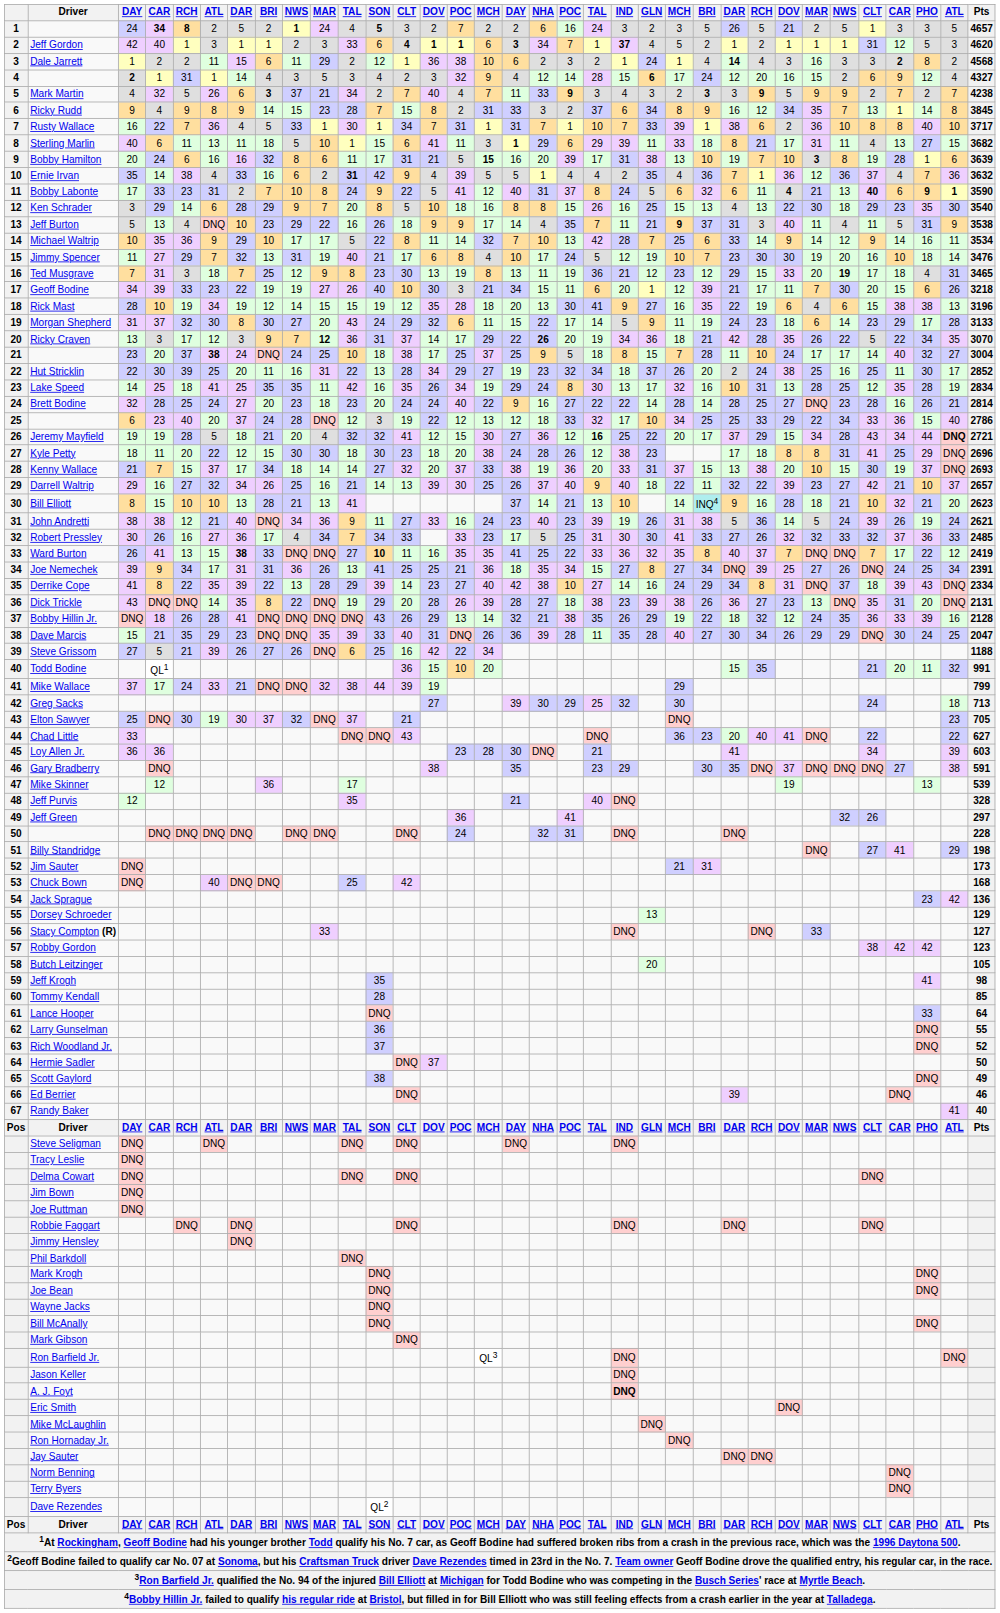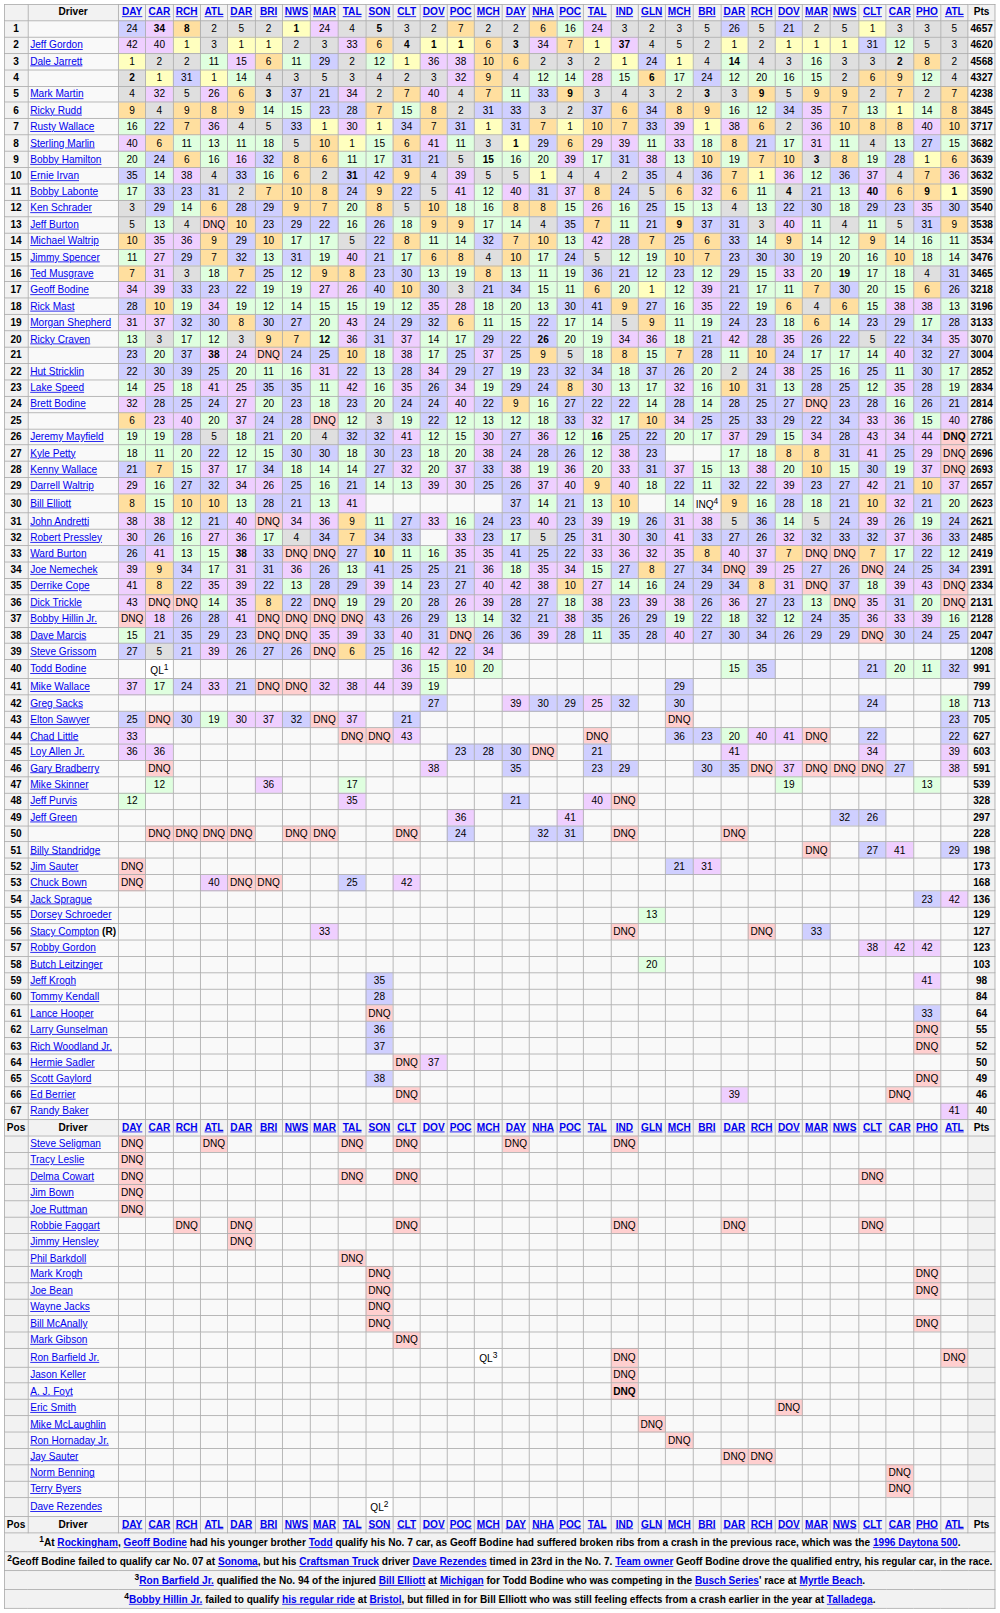(707, 504) paleturquoise background -> (707, 504) no background
(982, 652) 1188 -> (982, 652) 1208
(982, 965) 105 -> (982, 965) 103
(982, 997) 85 -> (982, 997) 84
